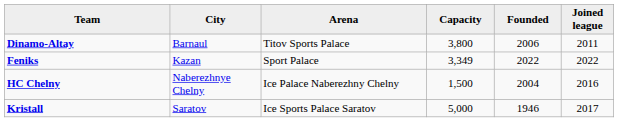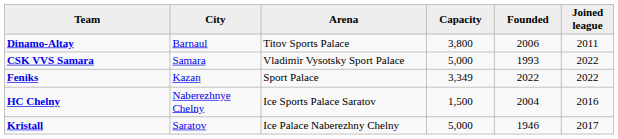+ row: (50, 60)
(331, 84) Ice Palace Naberezhny Chelny -> (320, 101) Ice Sports Palace Saratov
(320, 108) Ice Sports Palace Saratov -> (331, 125) Ice Palace Naberezhny Chelny
